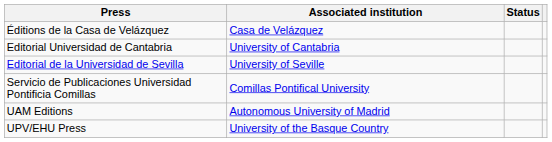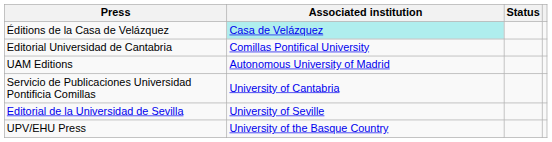(276, 30) no background -> (276, 30) paleturquoise background
(284, 47) University of Cantabria -> (299, 47) Comillas Pontifical University
rows swapped: (95, 64) <-> (40, 111)
(299, 88) Comillas Pontifical University -> (284, 88) University of Cantabria
